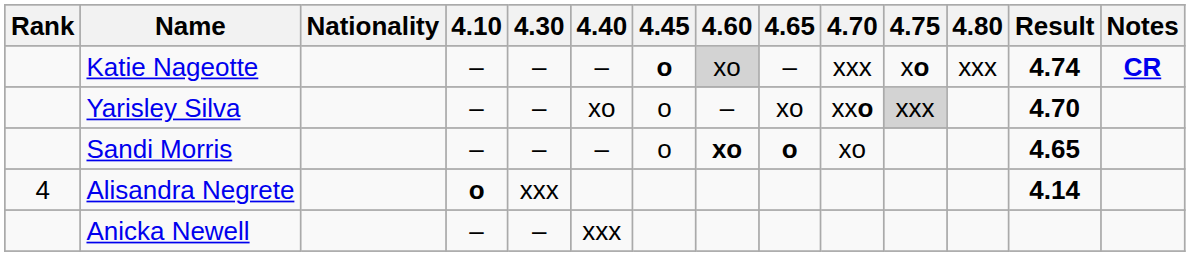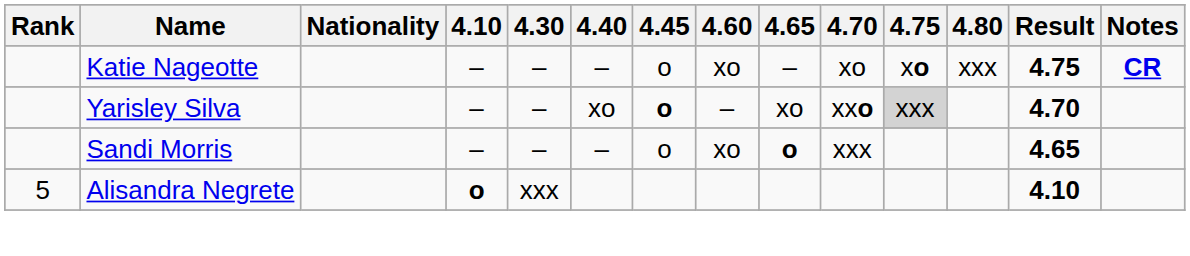(664, 67) bold -> (664, 67) normal
(727, 67) lightgrey background -> (727, 67) no background
(852, 67) xxx -> (852, 67) xo
(1055, 67) 4.74 -> (1055, 67) 4.75
(664, 108) normal -> (664, 108) bold
(727, 149) bold -> (727, 149) normal
(852, 149) xo -> (852, 149) xxx
(43, 190) 4 -> (43, 190) 5
(1055, 190) 4.14 -> (1055, 190) 4.10
- row: (168, 231)
